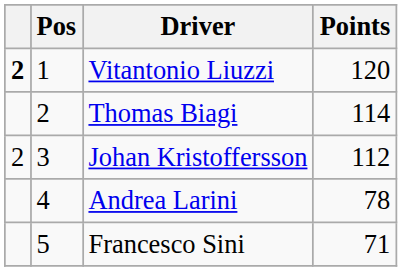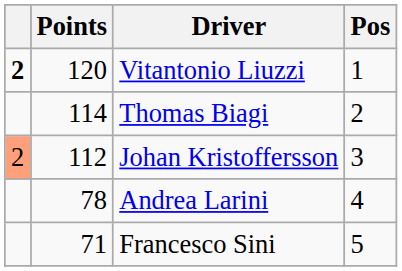columns swapped: (56, 26) <-> (355, 26)
(18, 157) no background -> (18, 157) lightsalmon background
